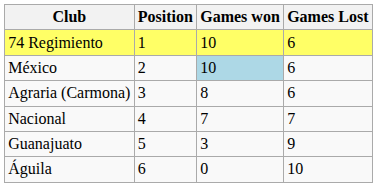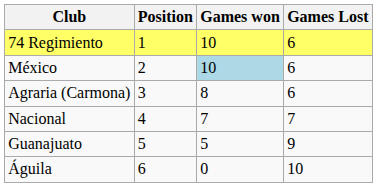(204, 144) 3 -> (204, 144) 5
